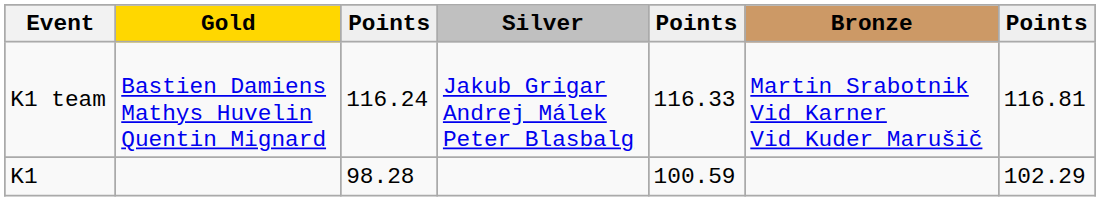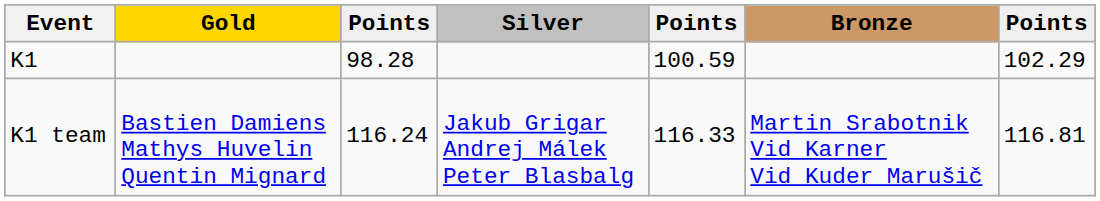rows swapped: (24, 176) <-> (58, 100)
